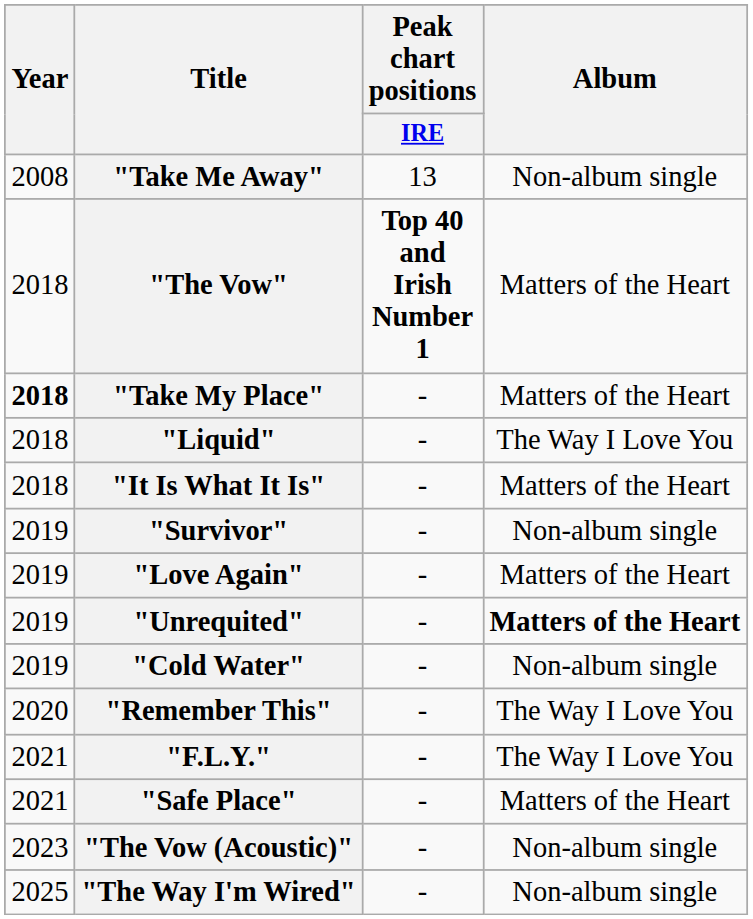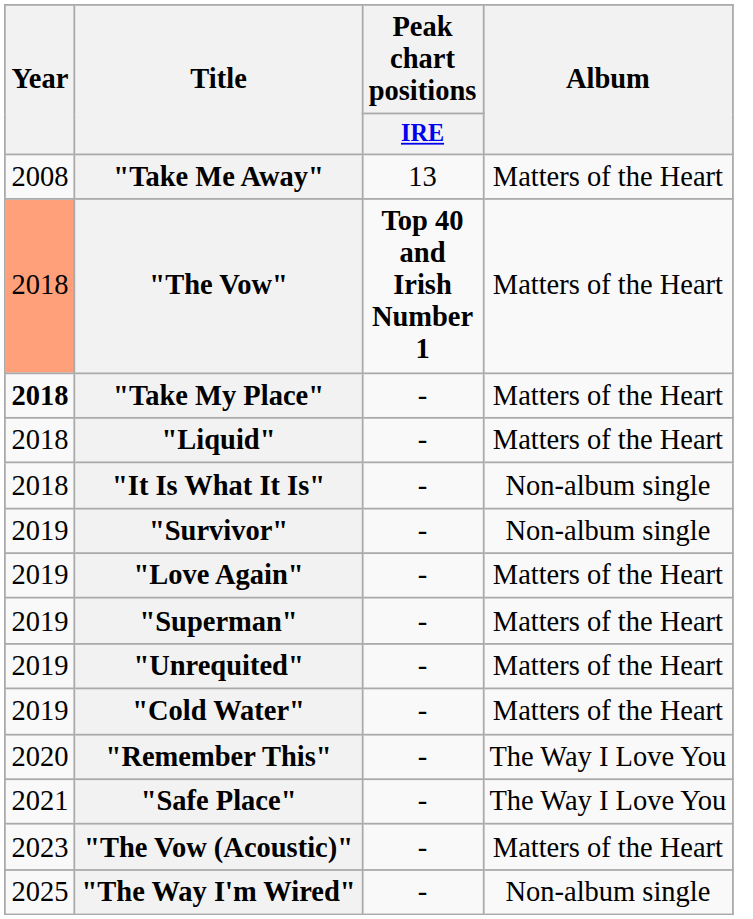(615, 176) Non-album single -> (608, 176) Matters of the Heart
(40, 285) no background -> (40, 285) lightsalmon background
(615, 439) The Way I Love You -> (608, 439) Matters of the Heart
(615, 485) Matters of the Heart -> (608, 485) Non-album single
+ row: (219, 620)
(615, 620) bold -> (608, 665) normal
(615, 665) Non-album single -> (608, 710) Matters of the Heart
- row: (219, 756)
(615, 801) Matters of the Heart -> (608, 801) The Way I Love You
(615, 846) Non-album single -> (608, 846) Matters of the Heart
